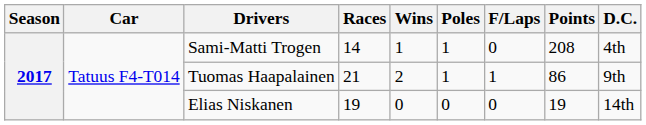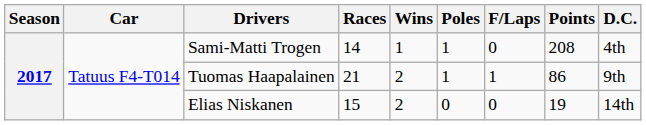(352, 104) 19 -> (352, 104) 15
(399, 104) 0 -> (399, 104) 2
